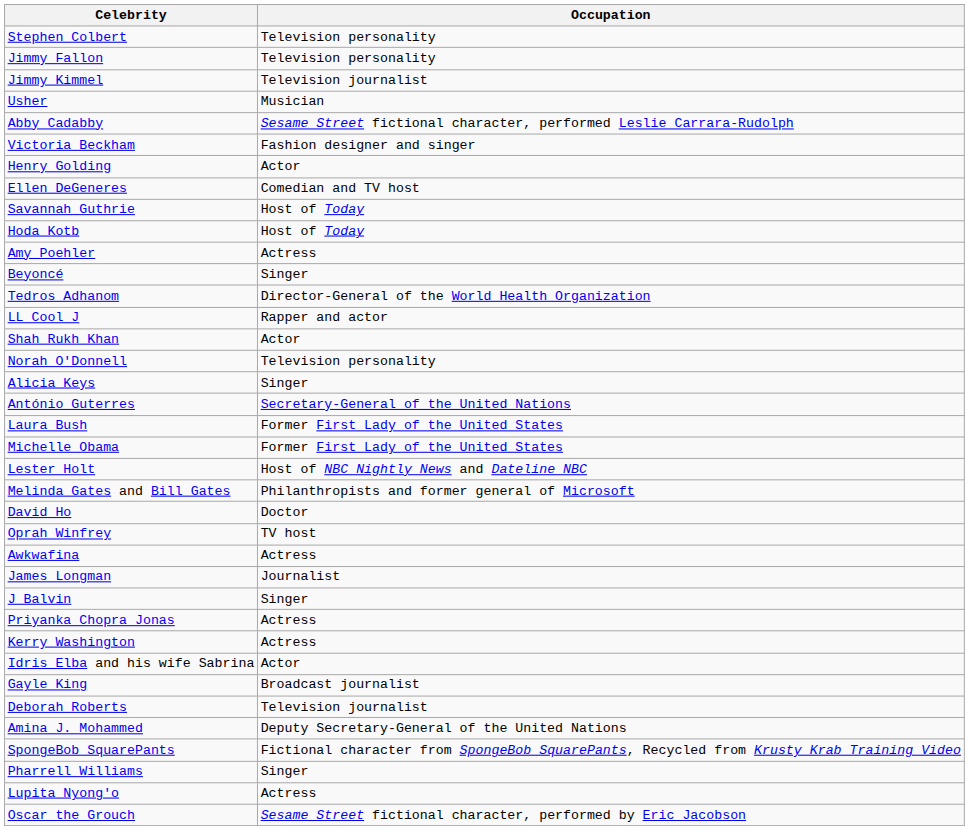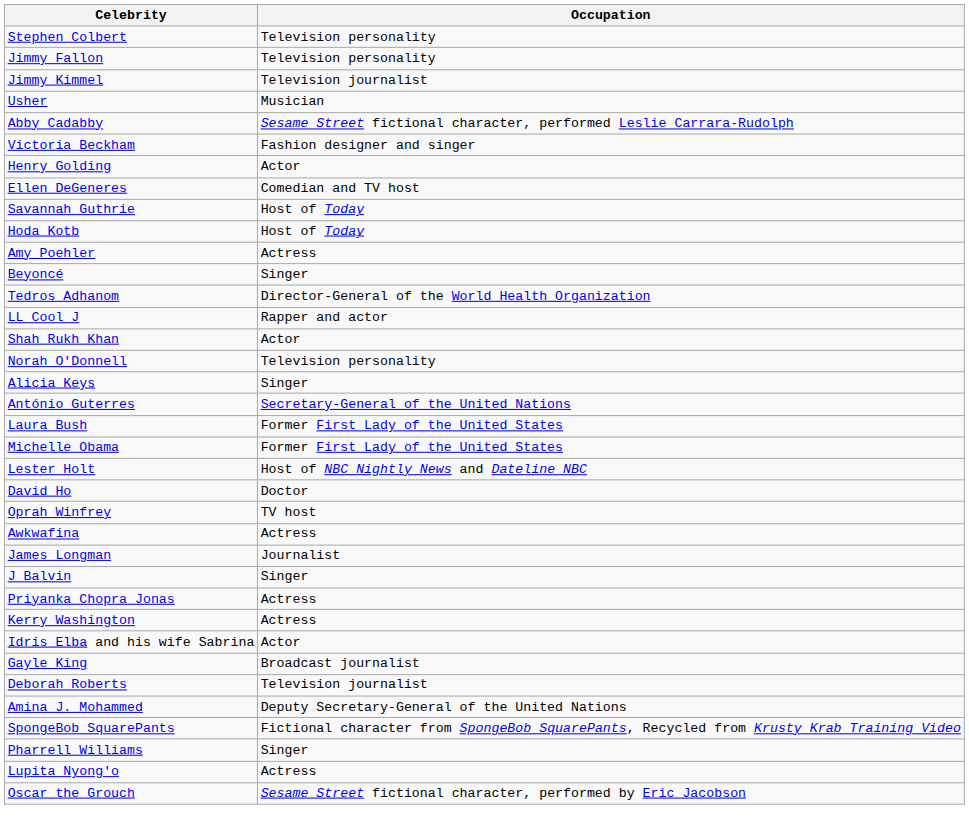- row: (119, 491)
